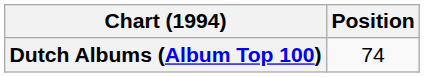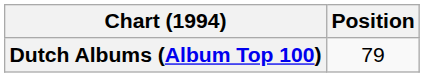(373, 54) 74 -> (373, 54) 79
